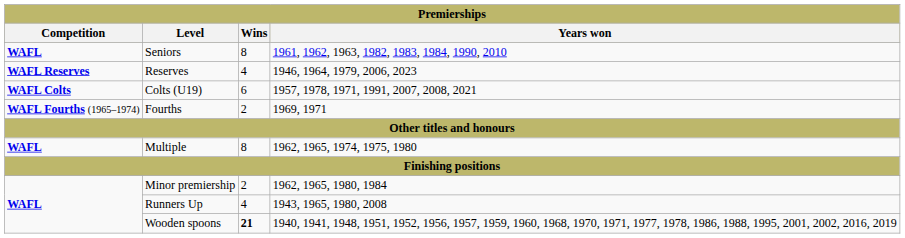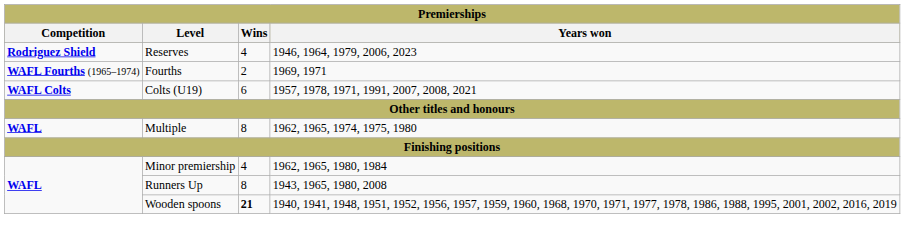- row: (163, 52)
(48, 71) WAFL Reserves -> (51, 52) Rodriguez Shield
rows swapped: (174, 90) <-> (163, 109)
(244, 185) 2 -> (244, 166) 4
(244, 204) 4 -> (244, 185) 8
